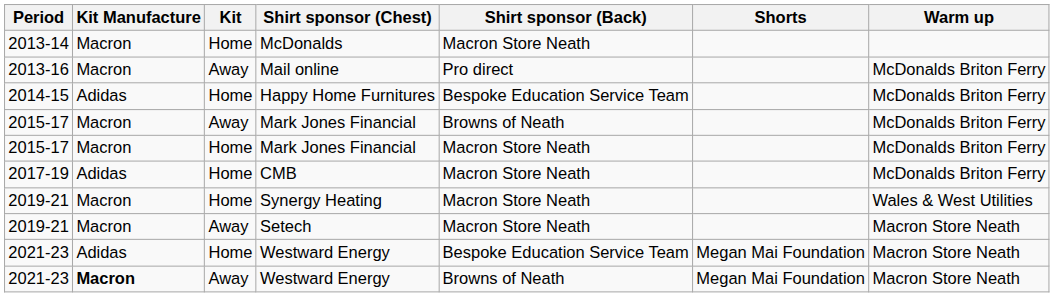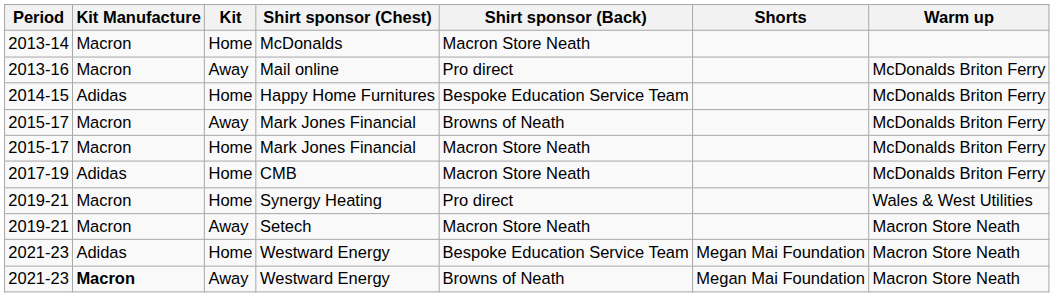(516, 200) Macron Store Neath -> (478, 200) Pro direct
